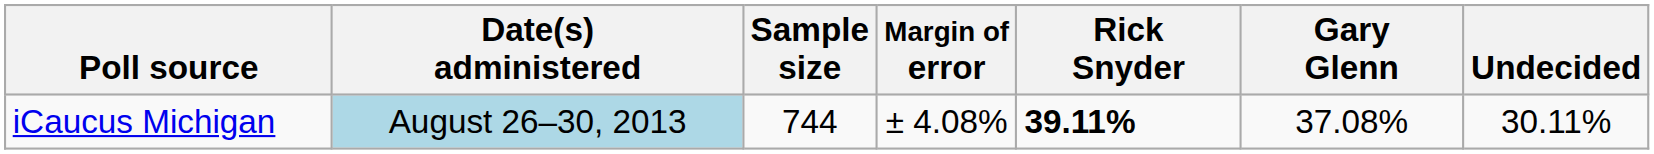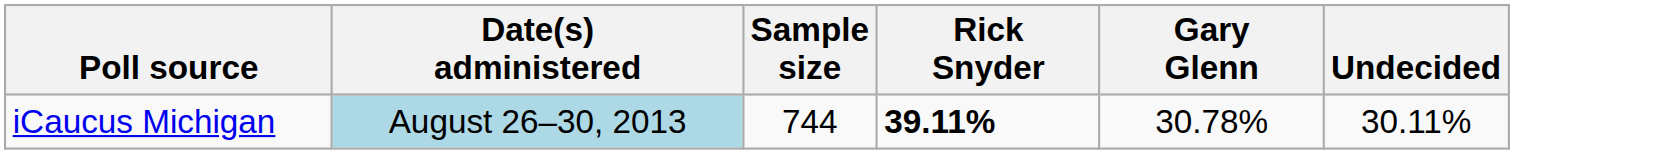- column: (947, 51)
(1352, 121) 37.08% -> (1212, 121) 30.78%
